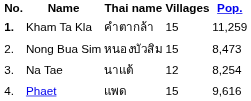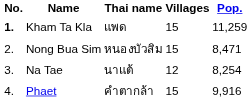(129, 27) คำตากล้า -> (115, 27) แพด
(227, 48) 8,473 -> (227, 48) 8,471
(115, 91) แพด -> (129, 91) คำตากล้า
(227, 91) 9,616 -> (227, 91) 9,916
